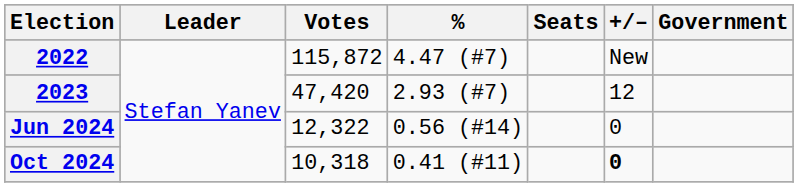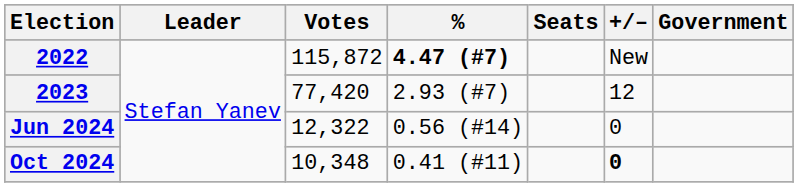(451, 58) normal -> (451, 58) bold
(330, 93) 47,420 -> (330, 93) 77,420
(330, 164) 10,318 -> (330, 164) 10,348
